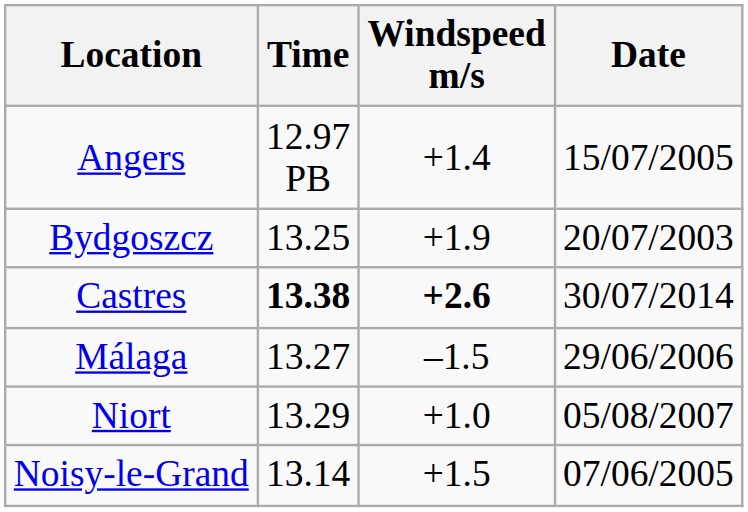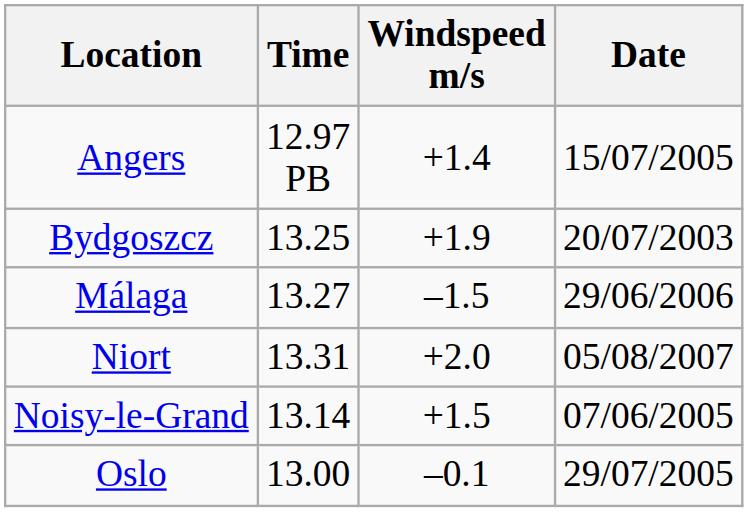- row: (131, 296)
(308, 415) 13.29 -> (308, 355) 13.31
(457, 415) +1.0 -> (457, 355) +2.0
+ row: (131, 474)
